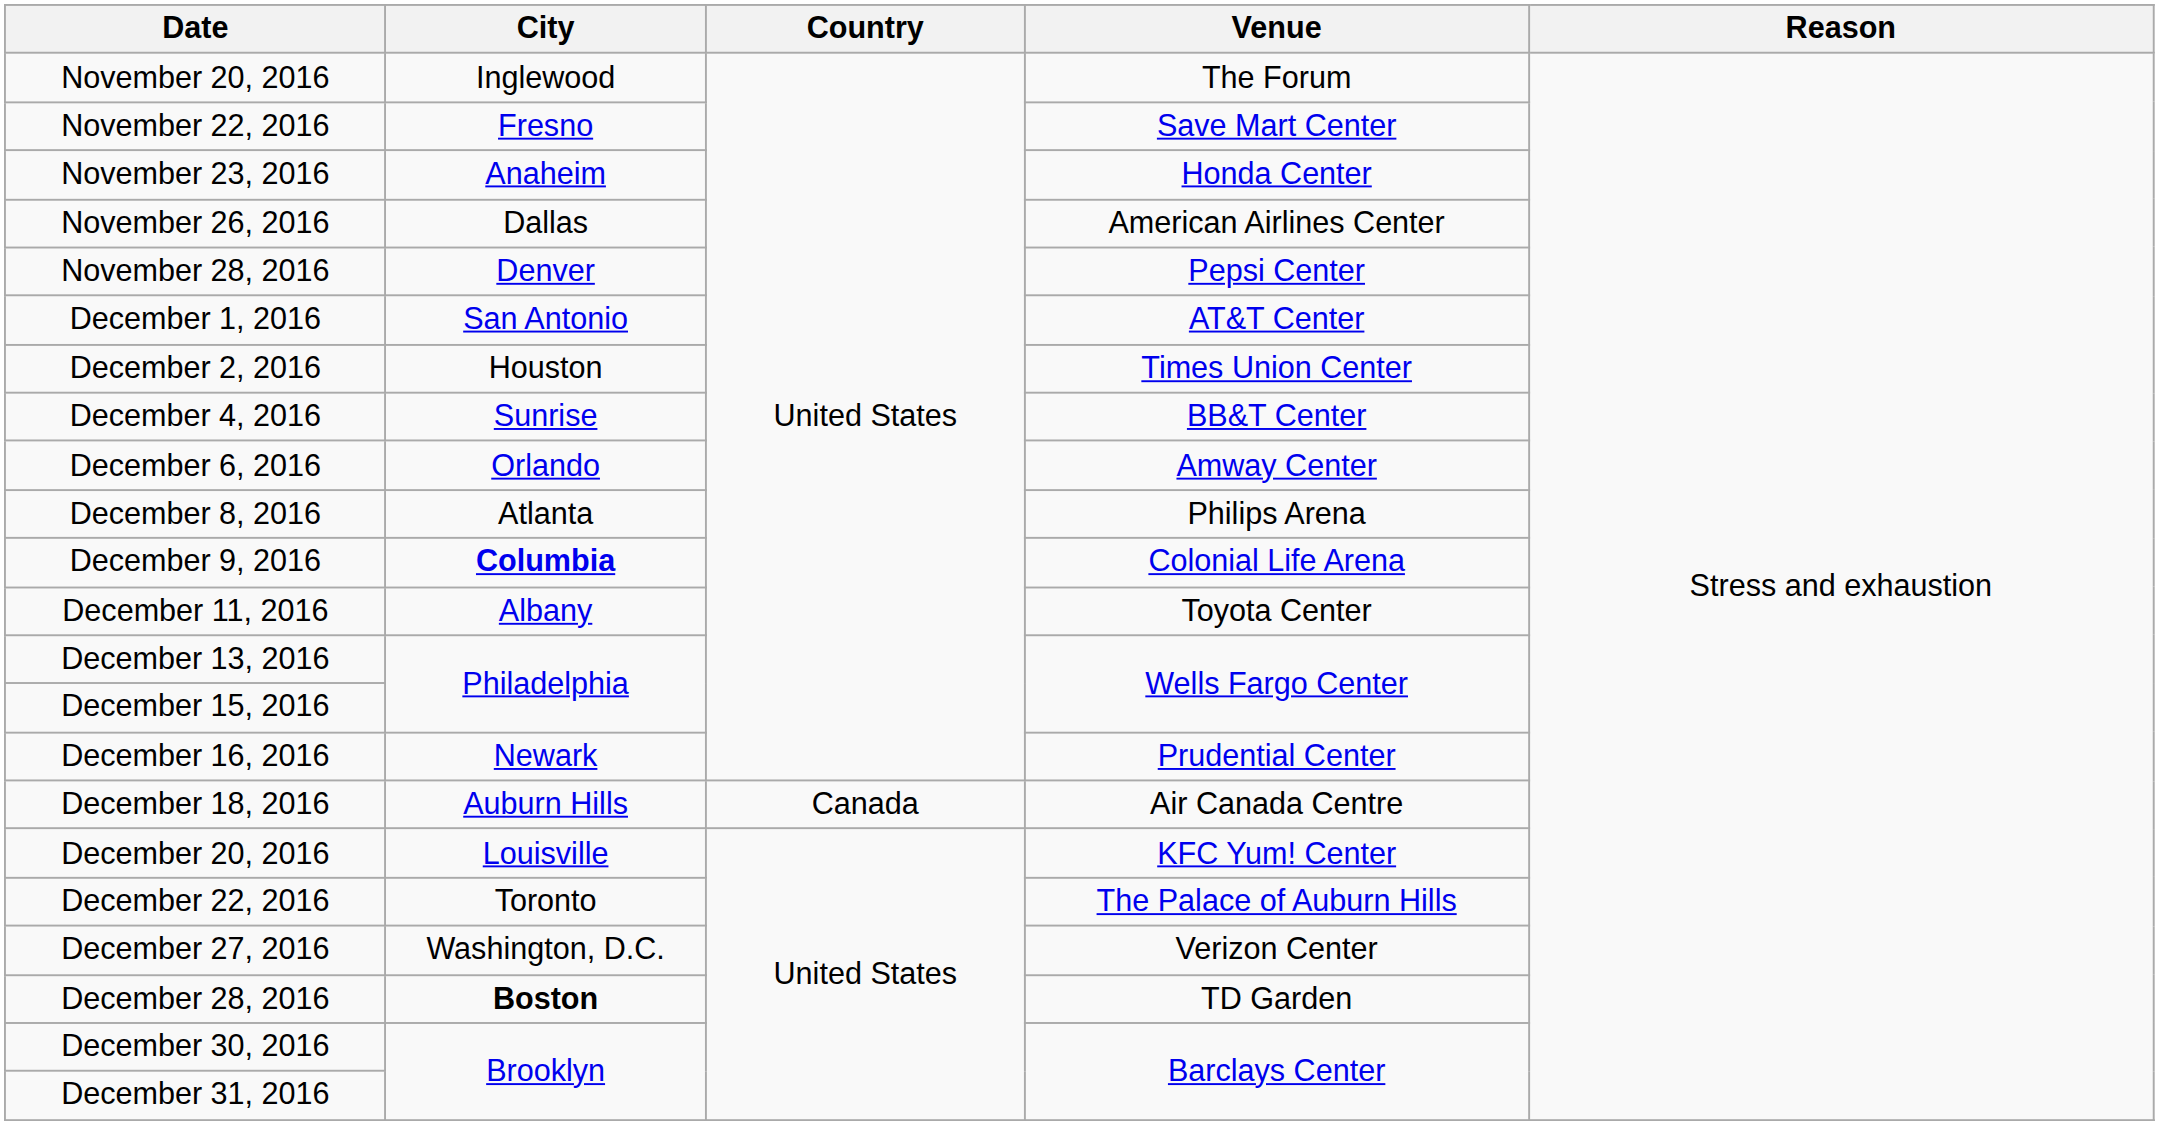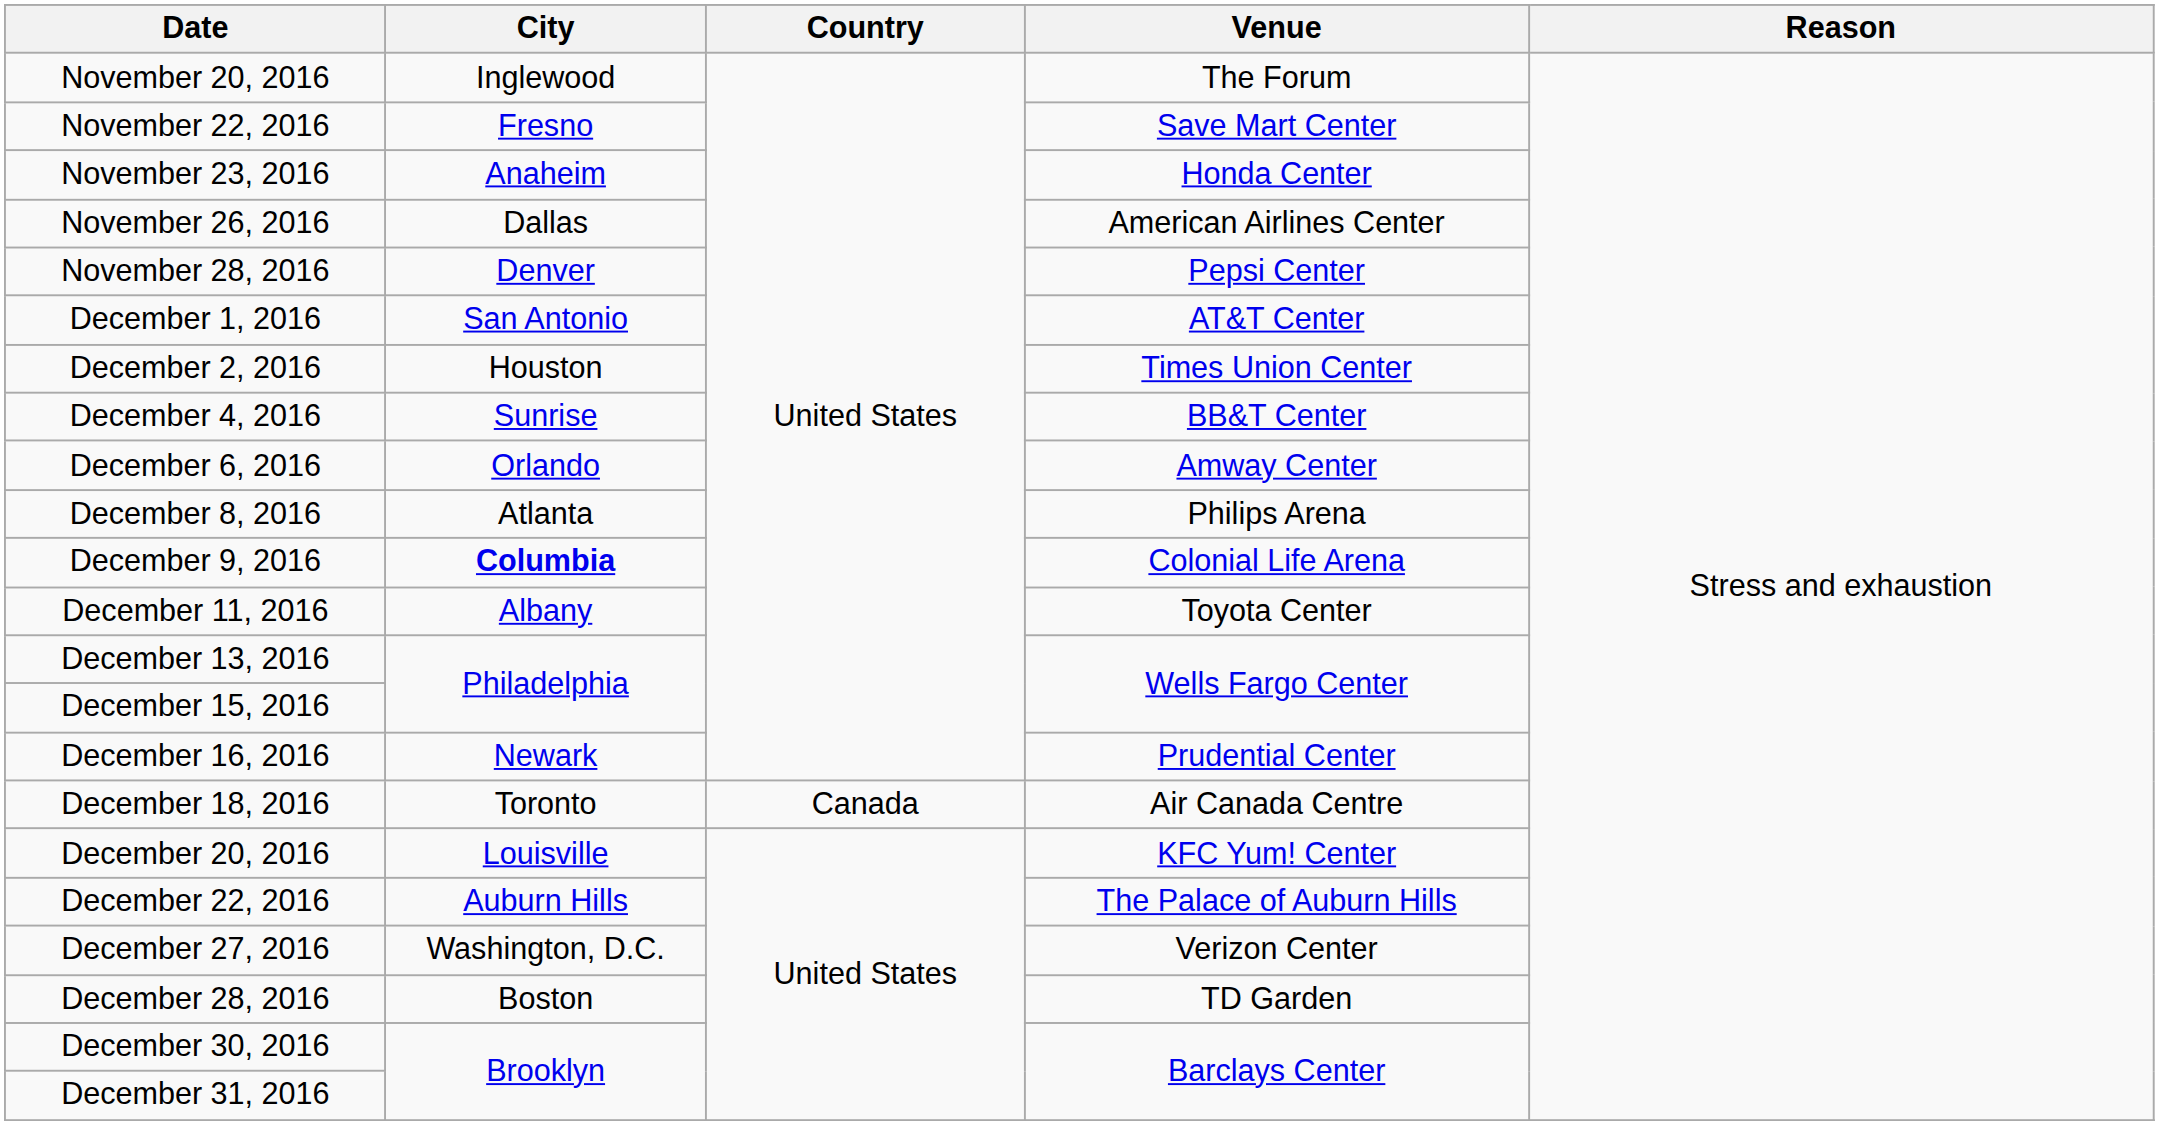(546, 804) Auburn Hills -> (546, 804) Toronto
(546, 901) Toronto -> (546, 901) Auburn Hills
(546, 998) bold -> (546, 998) normal
